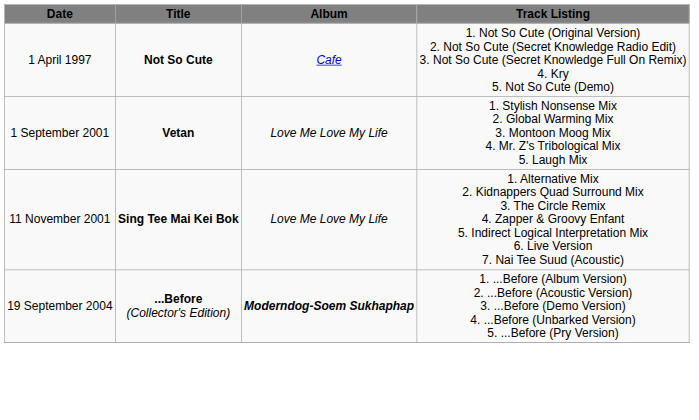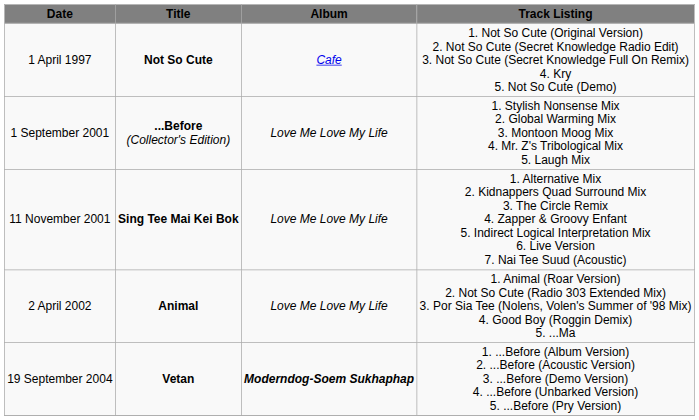(178, 133) Vetan -> (178, 133) ...Before (Collector's Edition)
+ row: (60, 306)
(178, 306) ...Before (Collector's Edition) -> (178, 379) Vetan
